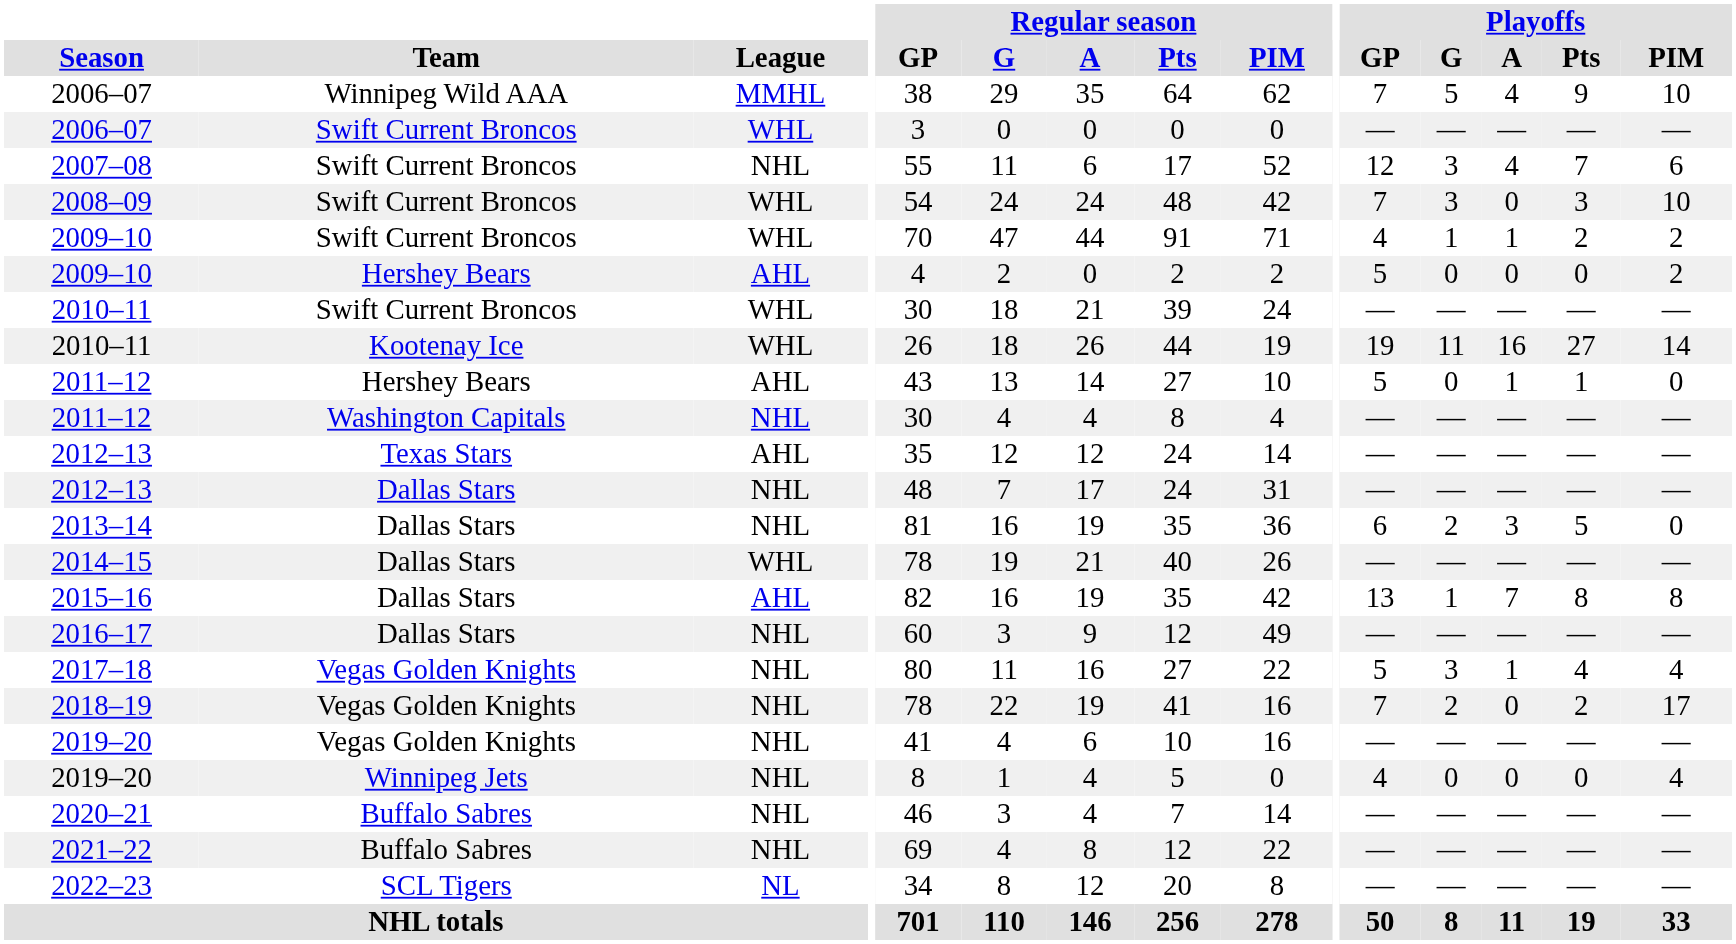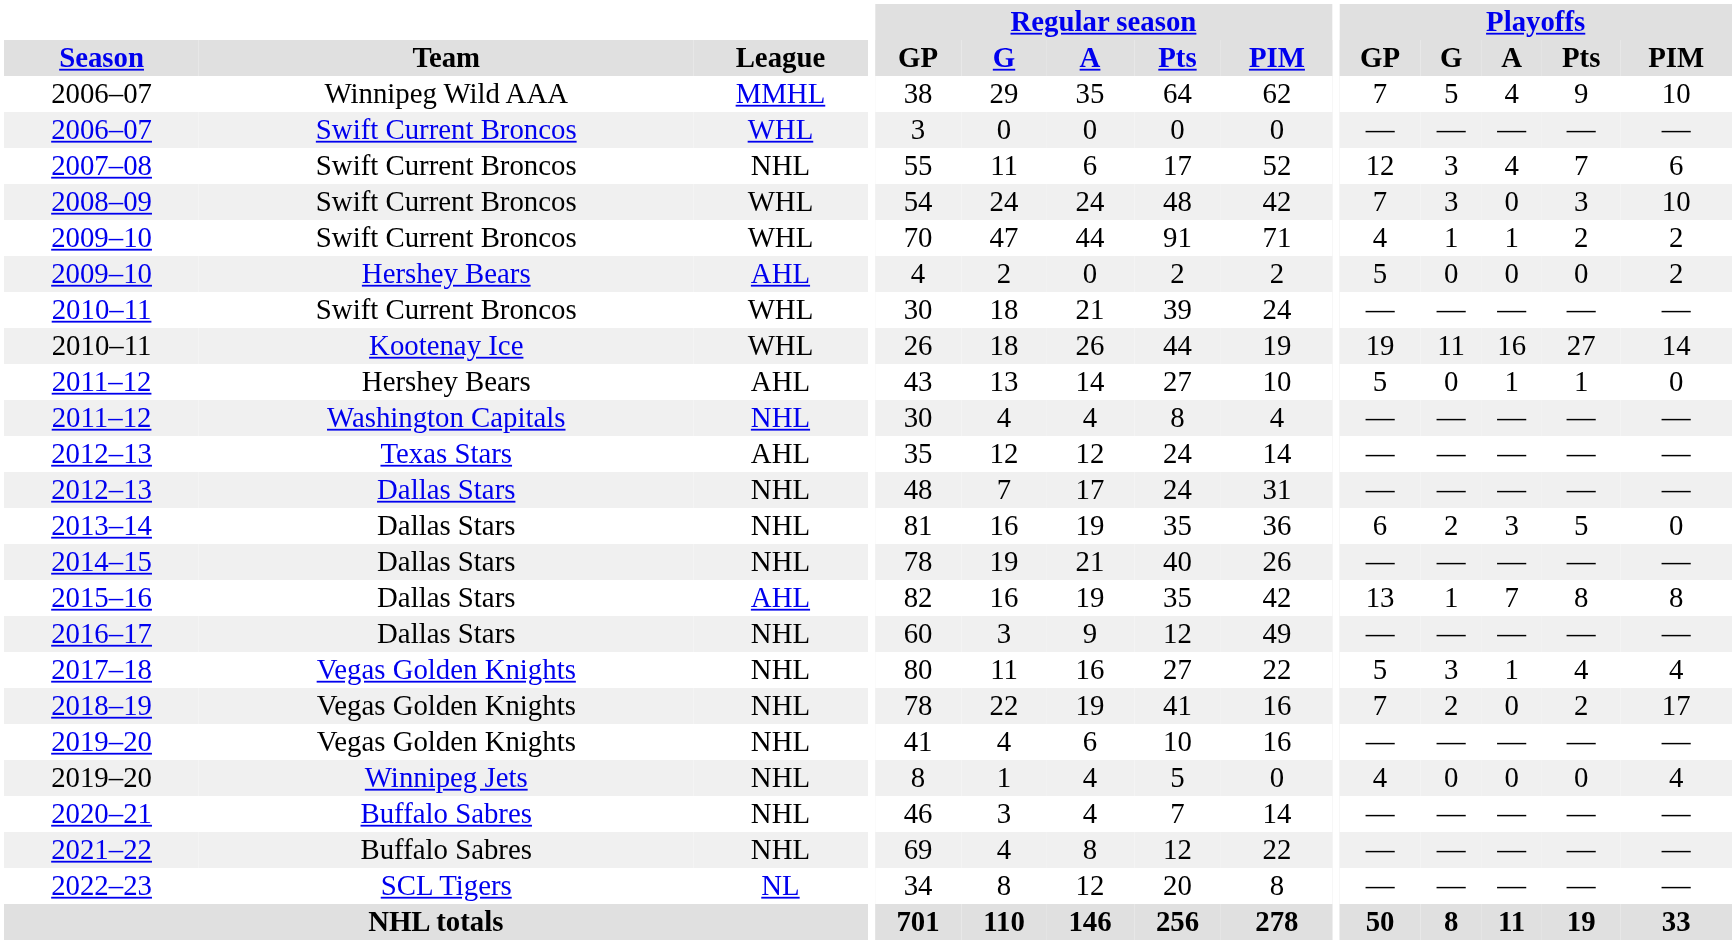(780, 561) WHL -> (780, 561) NHL
